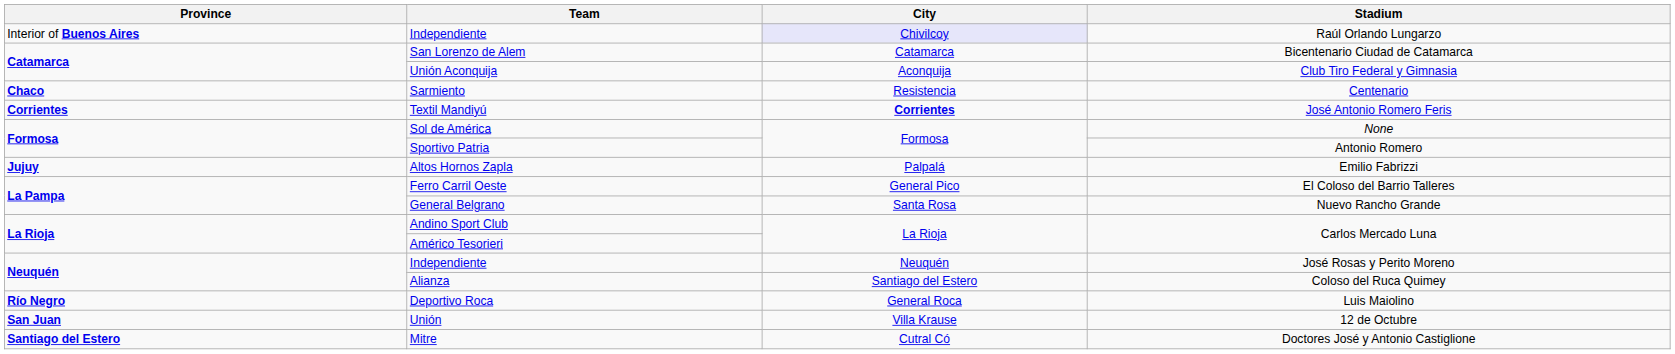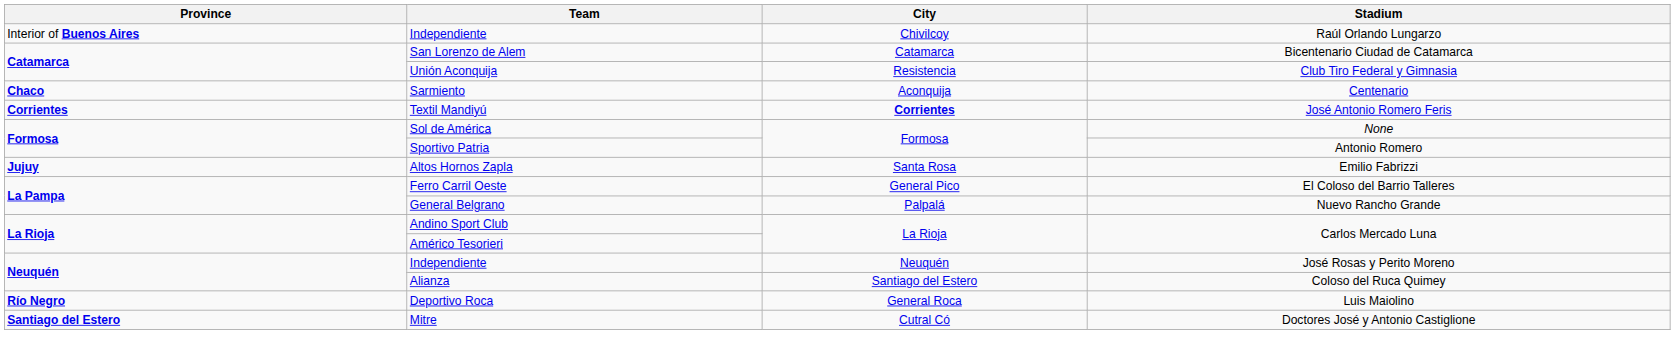(925, 33) lavender background -> (925, 33) no background
(925, 72) Aconquija -> (925, 72) Resistencia
(925, 91) Resistencia -> (925, 91) Aconquija
(925, 167) Palpalá -> (925, 167) Santa Rosa
(925, 205) Santa Rosa -> (925, 205) Palpalá
- row: (426, 320)
